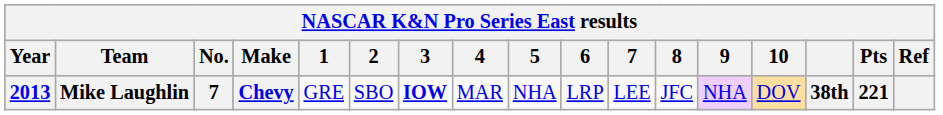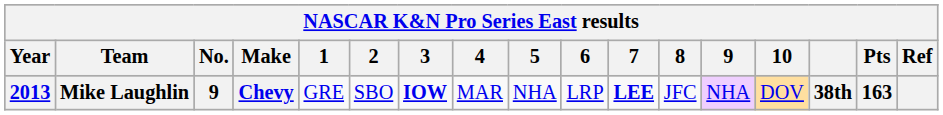(214, 92) 7 -> (214, 92) 9
(632, 92) normal -> (634, 92) bold
(874, 92) 221 -> (877, 92) 163
